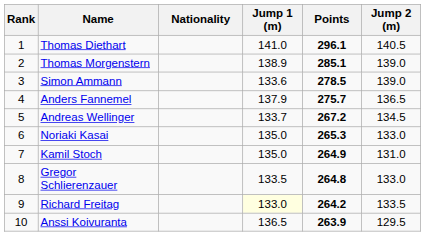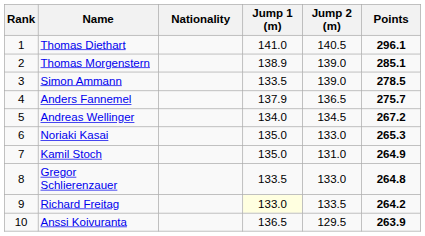columns swapped: (391, 20) <-> (332, 20)
(273, 81) 133.6 -> (273, 81) 133.5
(273, 117) 133.7 -> (273, 117) 134.0
